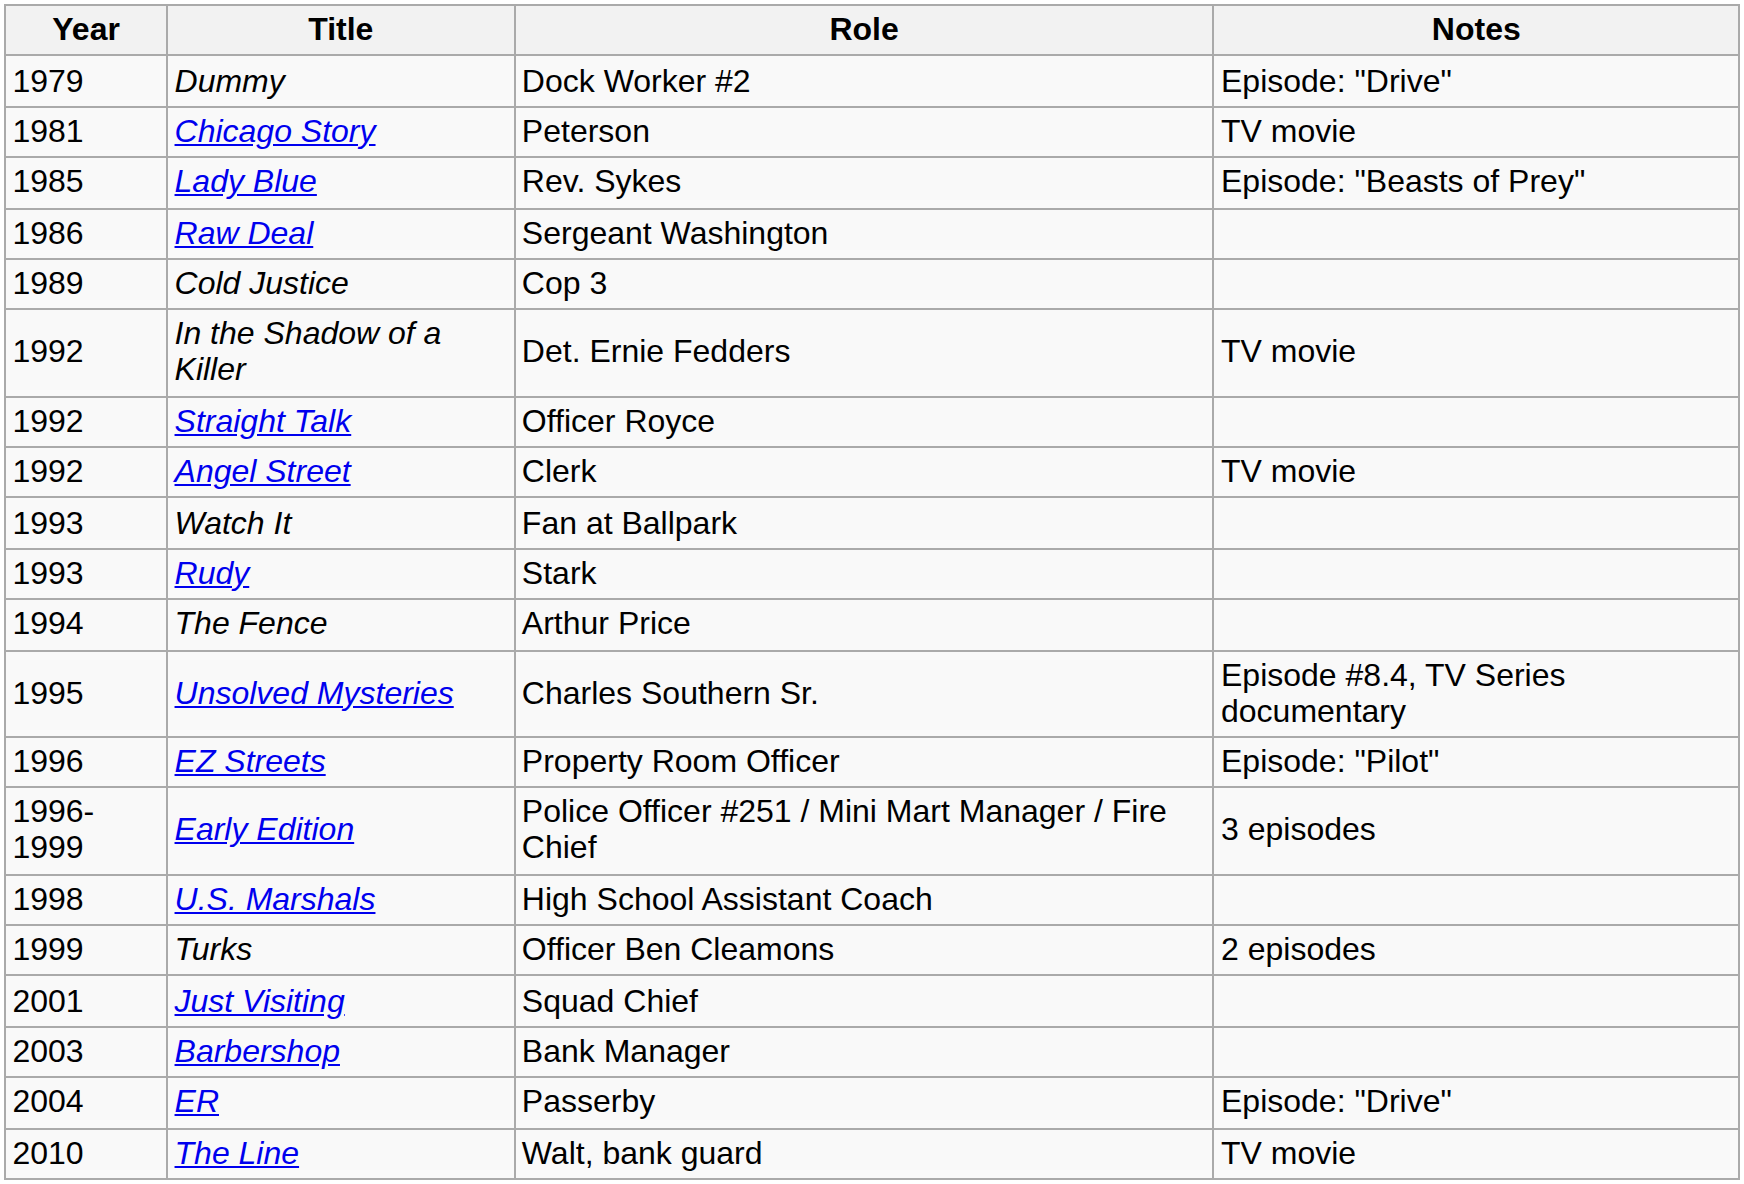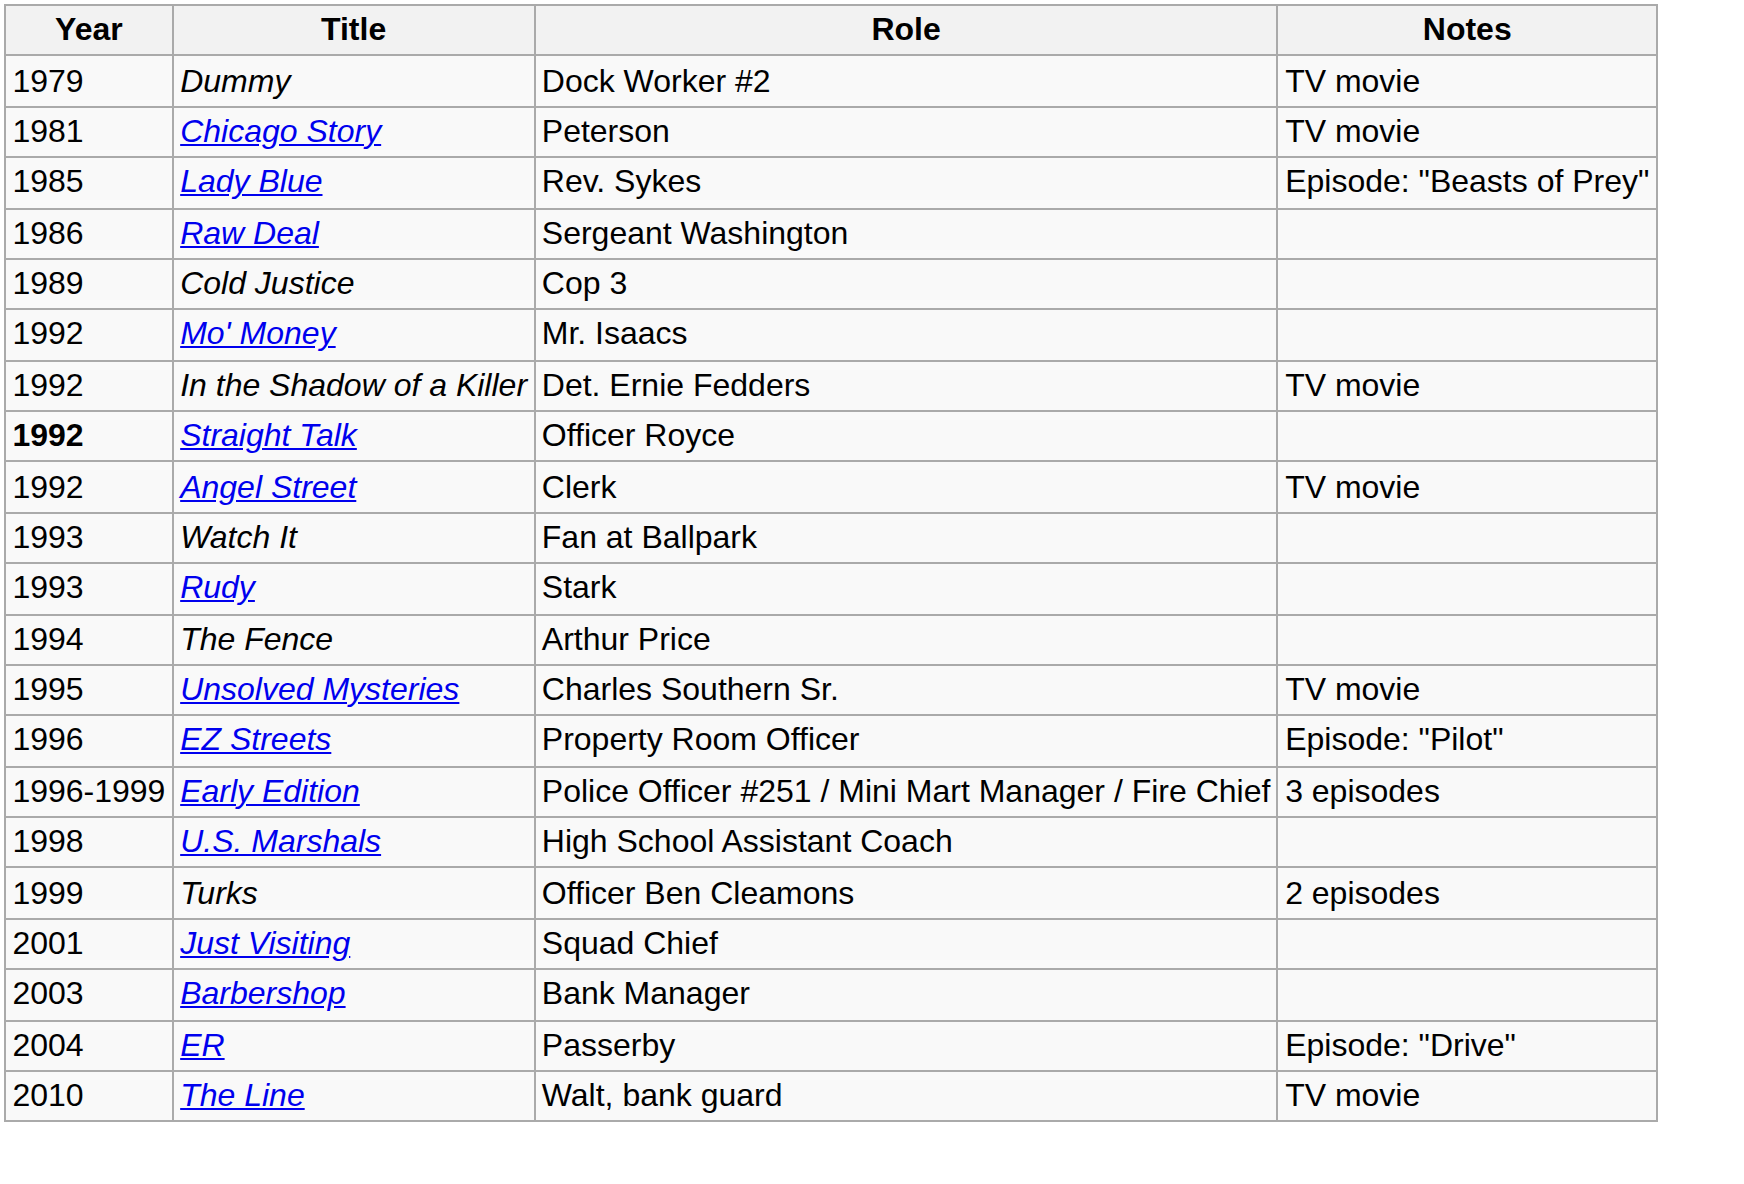(1336, 80) Episode: "Drive" -> (1353, 80) TV movie
+ row: (258, 334)
(48, 421) normal -> (48, 435) bold
(1393, 692) Episode #8.4, TV Series documentary -> (1353, 689) TV movie
